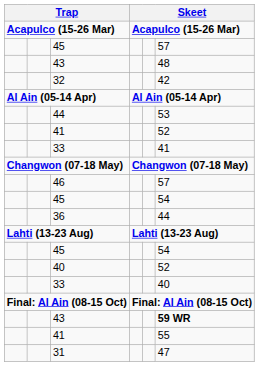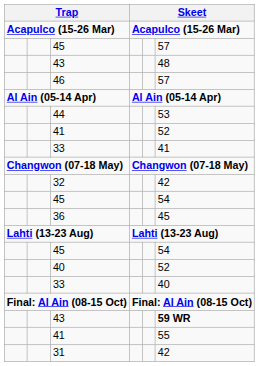rows swapped: (16, 81) <-> (16, 183)
(164, 217) 44 -> (164, 217) 45
(164, 353) 47 -> (164, 353) 42
